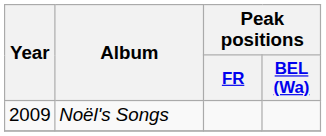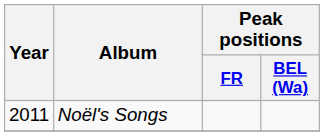(30, 115) 2009 -> (29, 115) 2011
